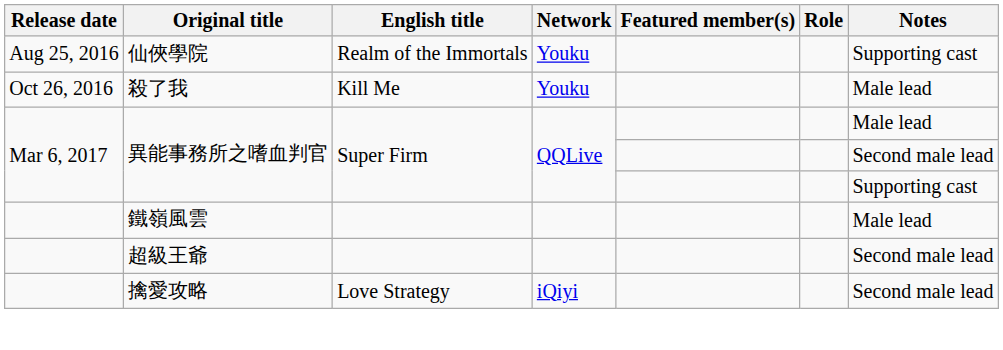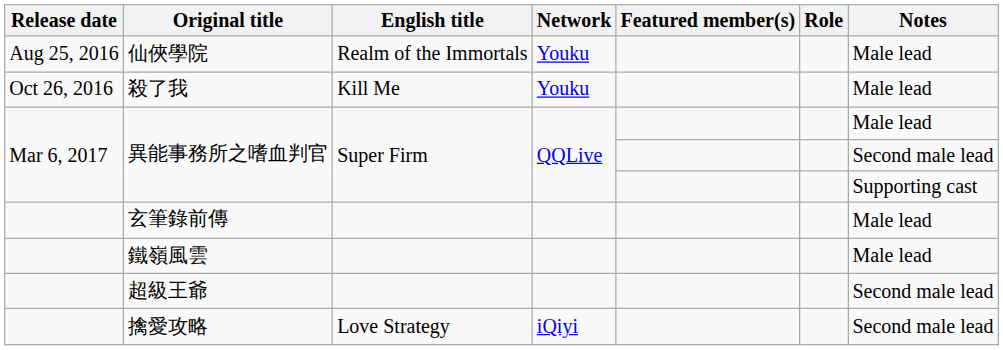(915, 53) Supporting cast -> (892, 53) Male lead
+ row: (178, 219)
